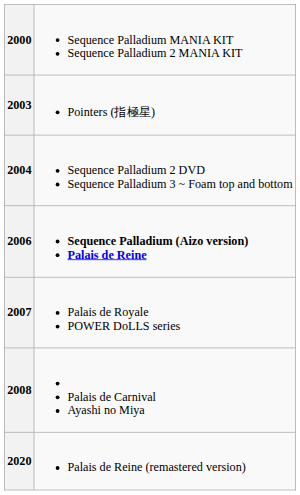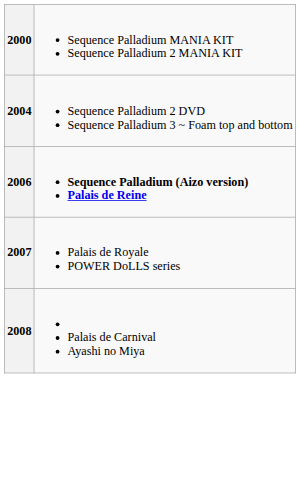- row: (19, 105)
- row: (19, 461)
